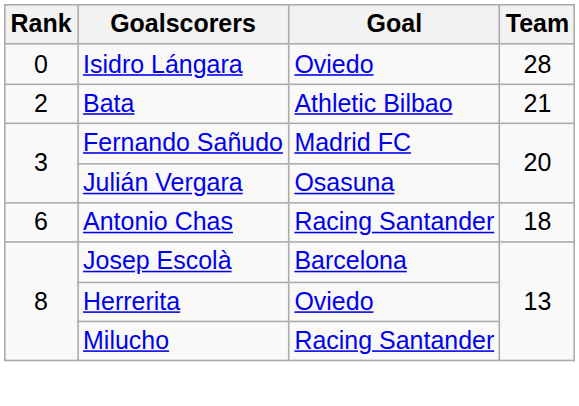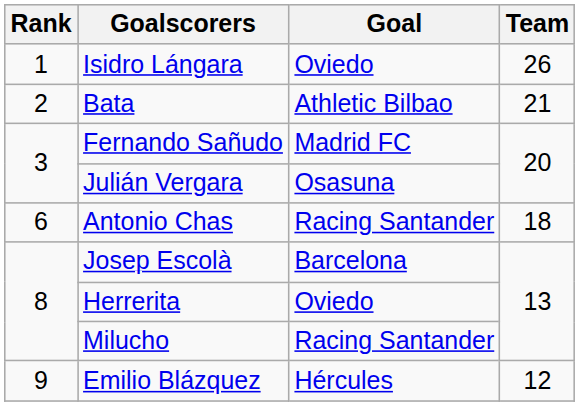(41, 63) 0 -> (41, 63) 1
(537, 63) 28 -> (537, 63) 26
+ row: (172, 380)
